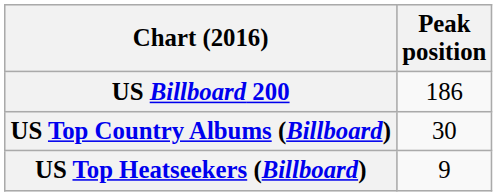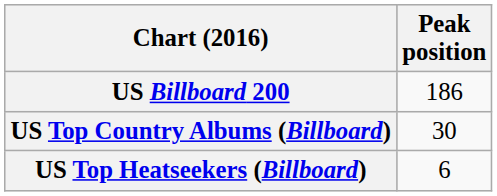(444, 170) 9 -> (444, 170) 6
